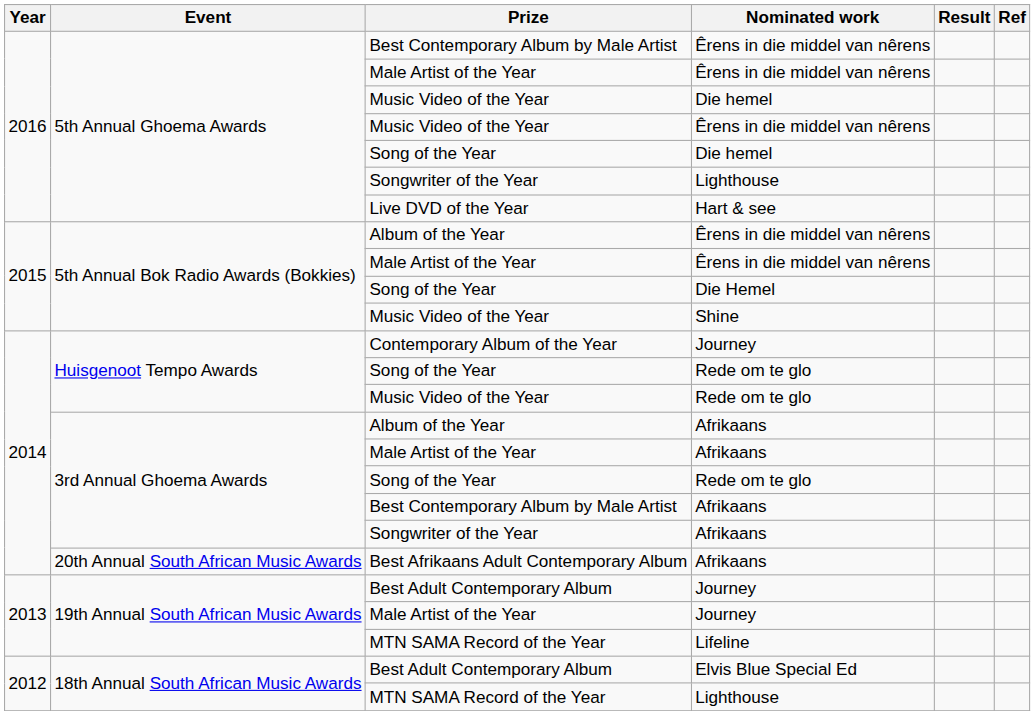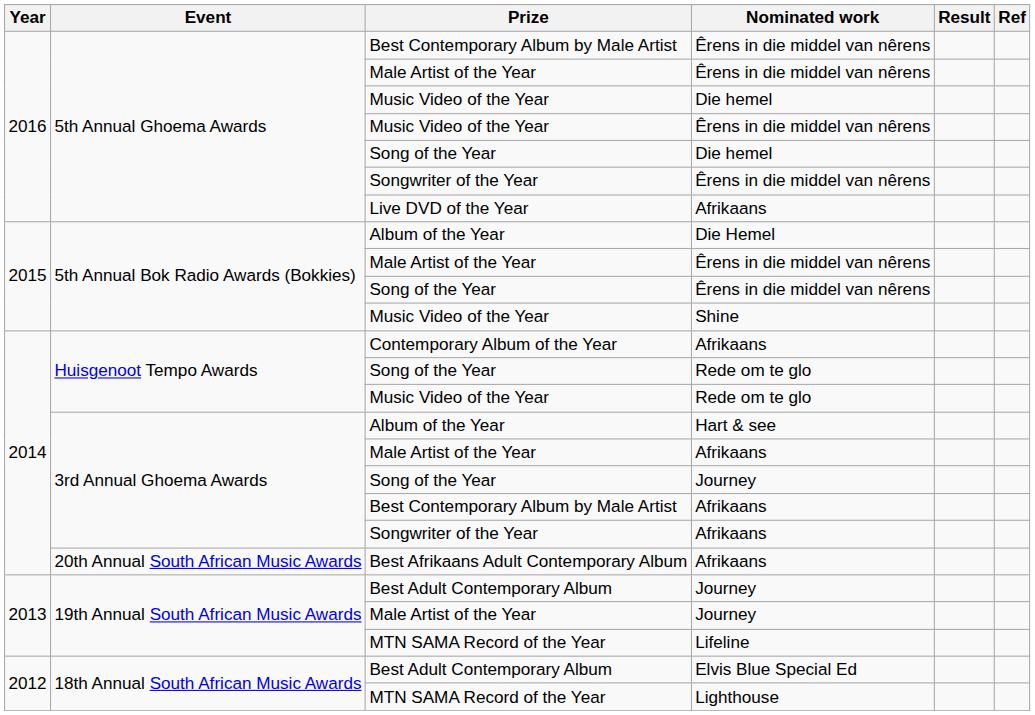(737, 180) Lighthouse -> (813, 180) Êrens in die middel van nêrens
(736, 208) Hart & see -> (731, 208) Afrikaans
(813, 235) Êrens in die middel van nêrens -> (735, 235) Die Hemel
(735, 289) Die Hemel -> (813, 289) Êrens in die middel van nêrens
(726, 343) Journey -> (731, 343) Afrikaans
(731, 425) Afrikaans -> (736, 425) Hart & see
(753, 479) Rede om te glo -> (726, 479) Journey
